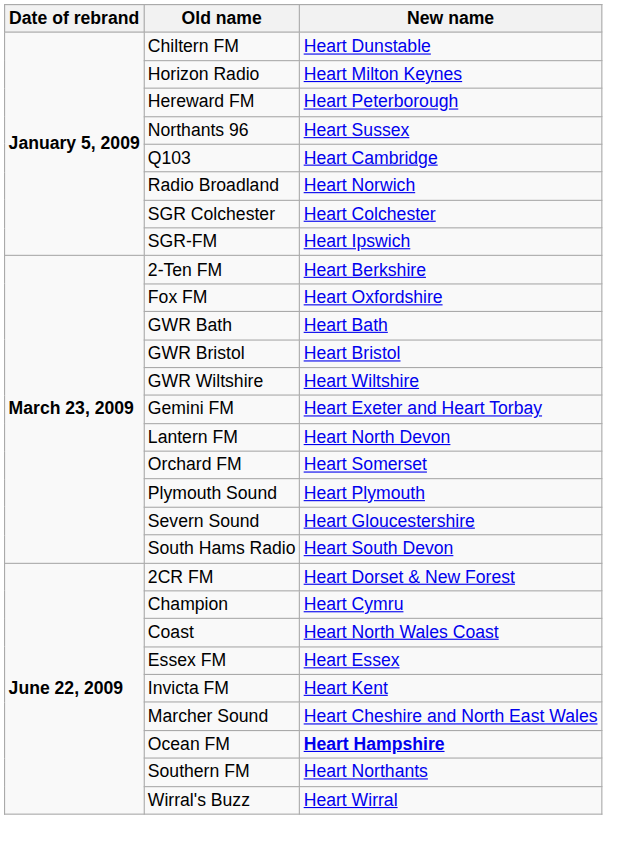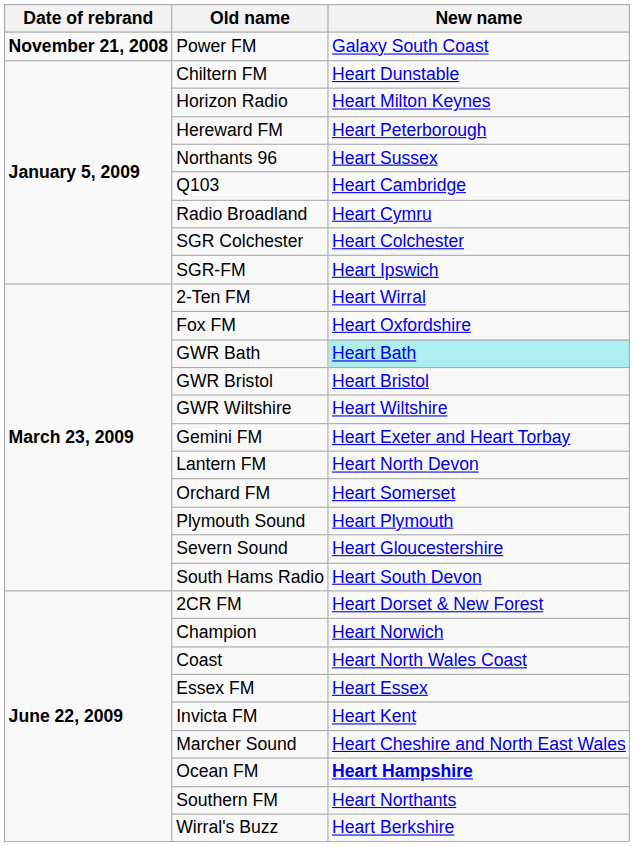+ row: (216, 46)
(359, 185) Heart Norwich -> (382, 213) Heart Cymru
(365, 269) Heart Berkshire -> (379, 297) Heart Wirral
(346, 325) no background -> (374, 353) paleturquoise background
(354, 604) Heart Cymru -> (388, 632) Heart Norwich
(351, 800) Heart Wirral -> (393, 827) Heart Berkshire
